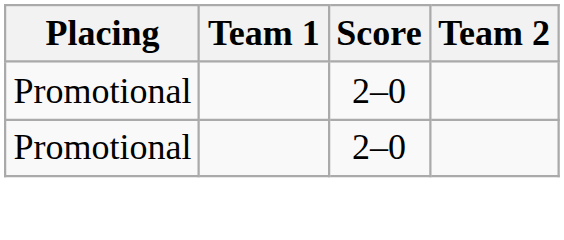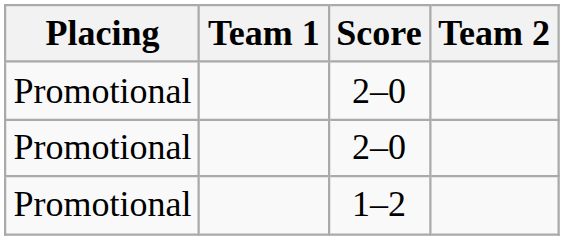+ row: (102, 204)
